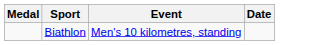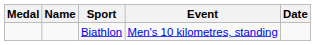+ column: (60, 14)
